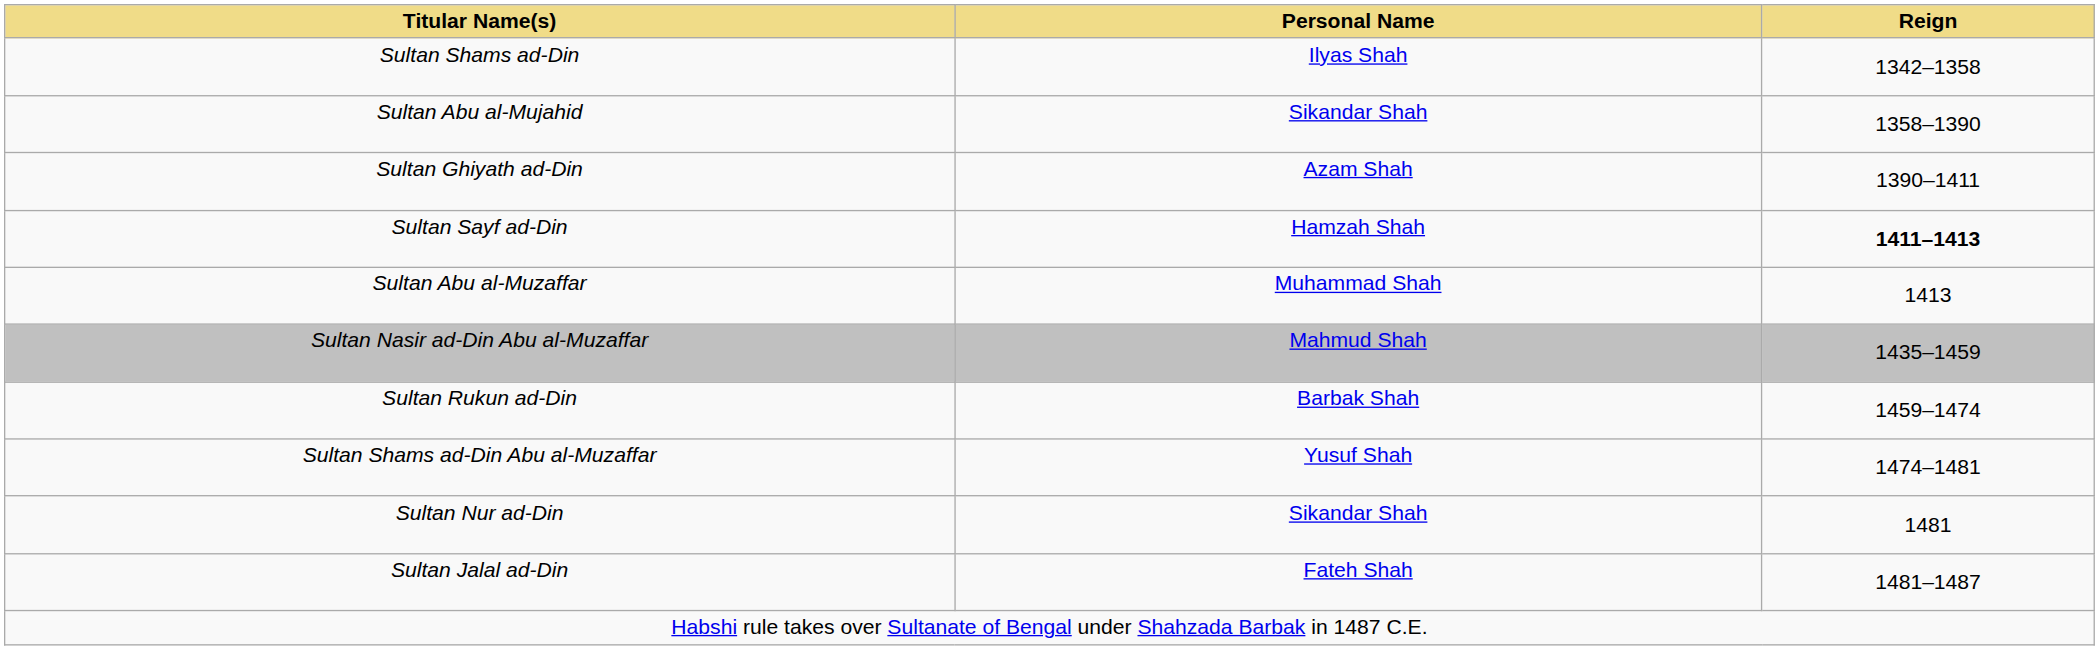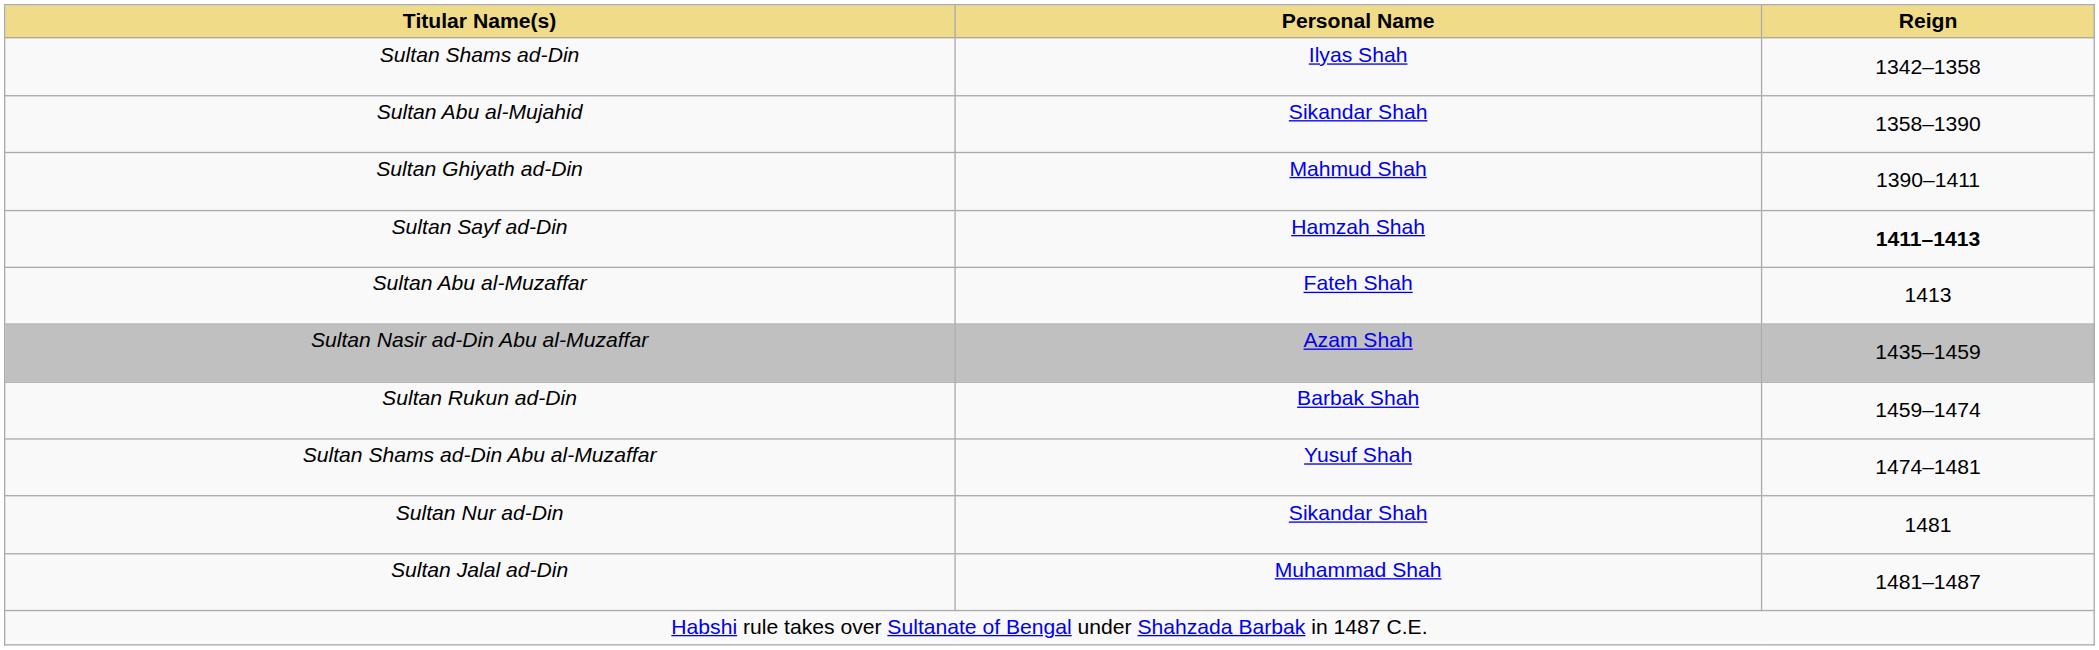(1358, 169) Azam Shah -> (1358, 169) Mahmud Shah
(1358, 283) Muhammad Shah -> (1358, 283) Fateh Shah
(1358, 341) Mahmud Shah -> (1358, 341) Azam Shah
(1358, 570) Fateh Shah -> (1358, 570) Muhammad Shah
